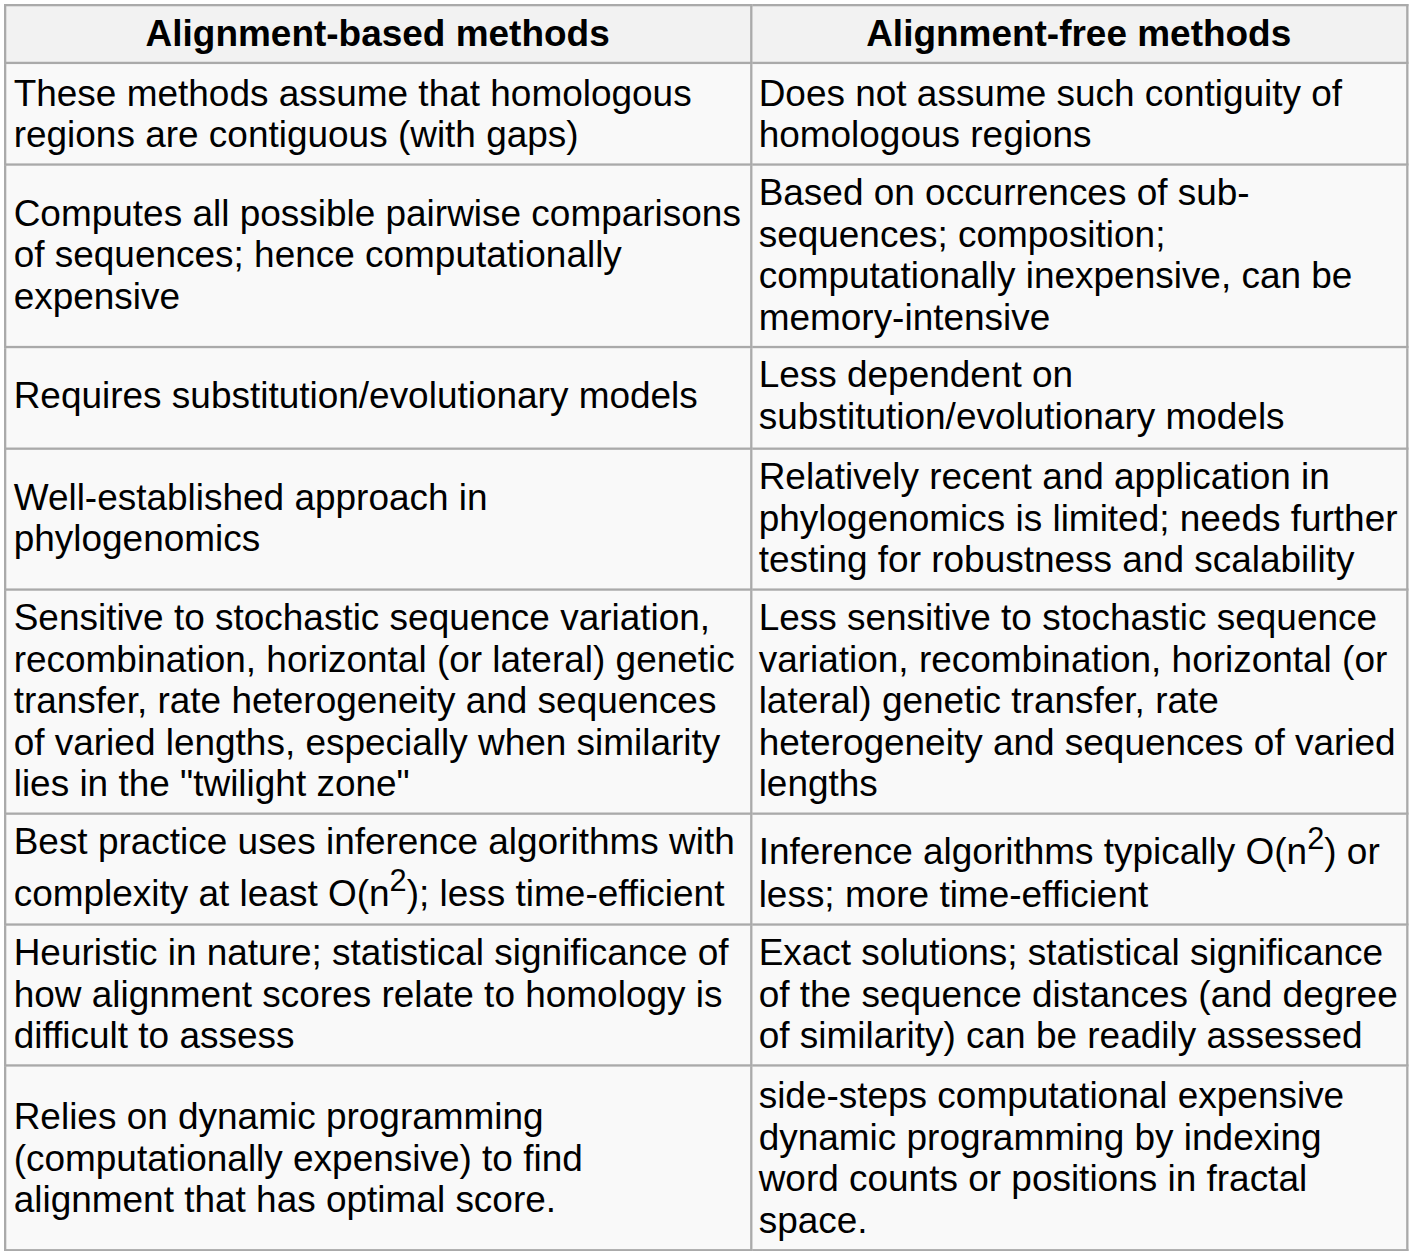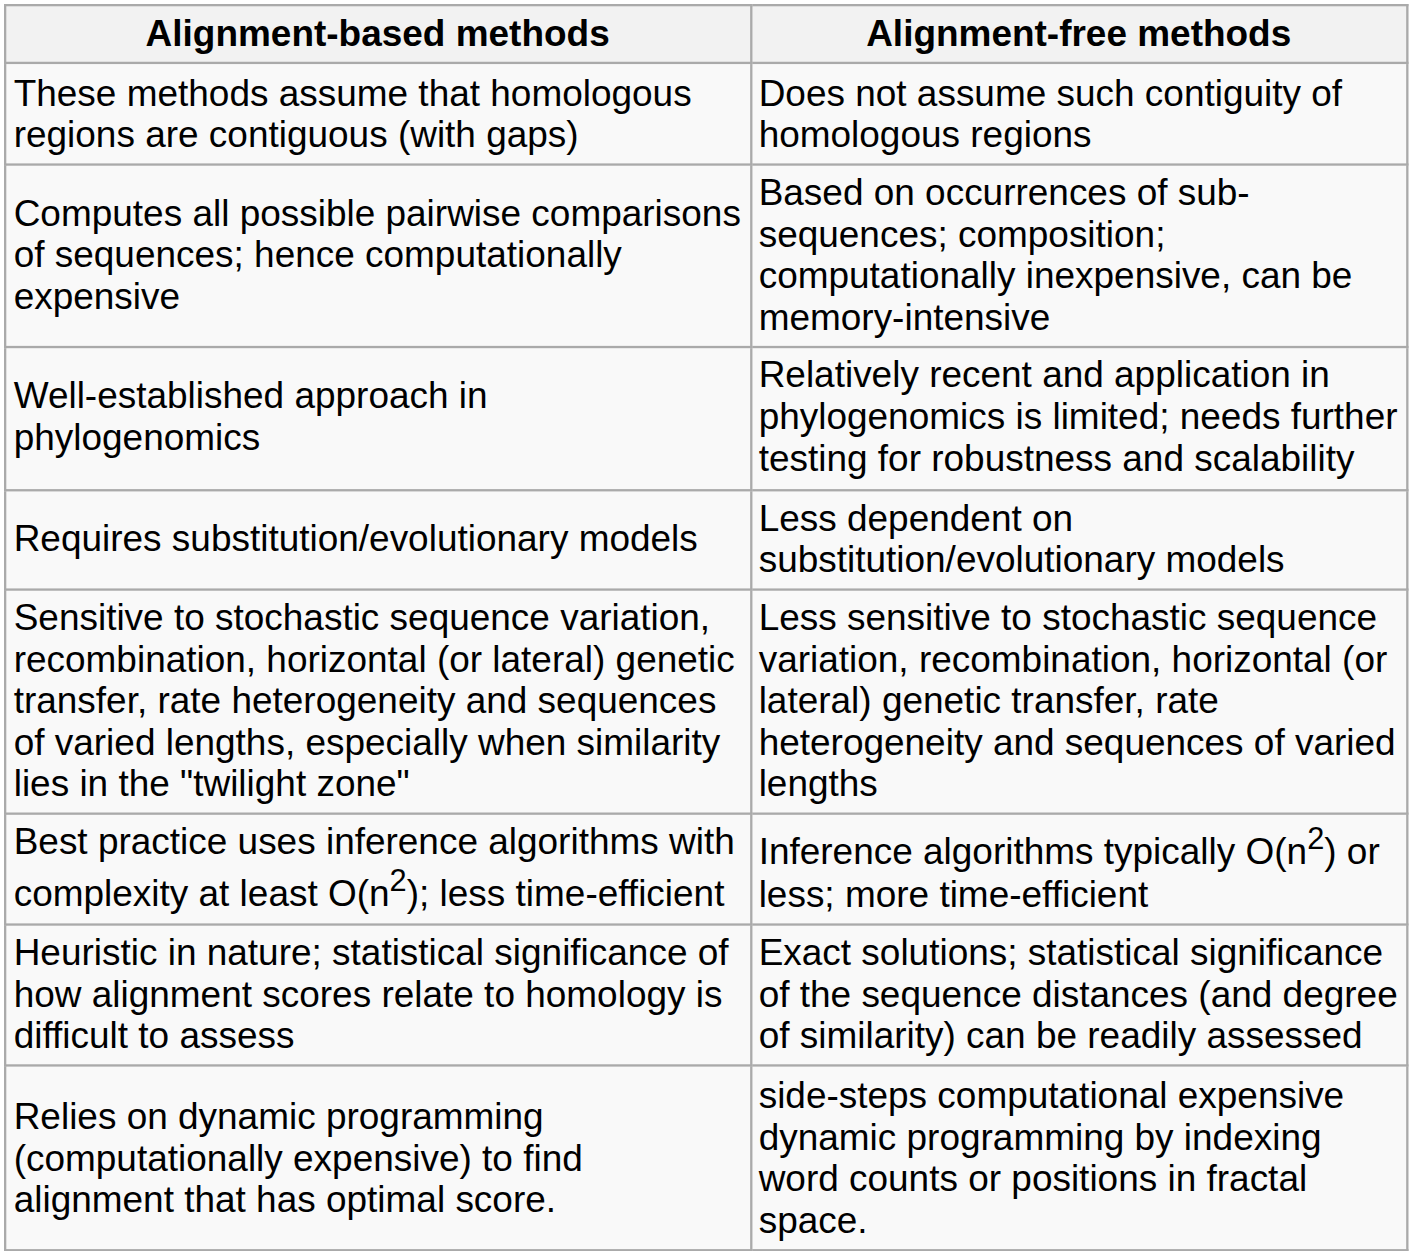rows swapped: (251, 517) <-> (356, 396)
